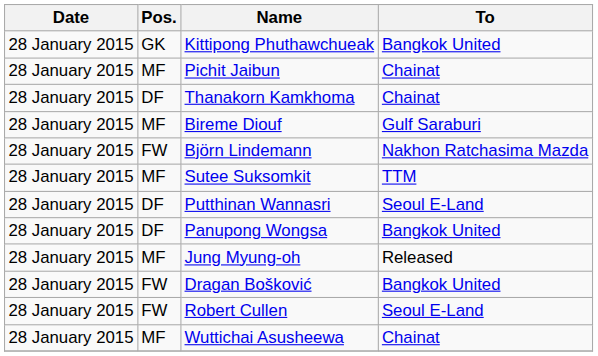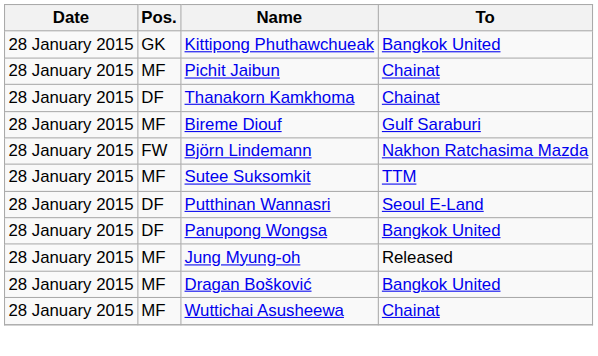(154, 284) FW -> (153, 284) MF
- row: (236, 310)
